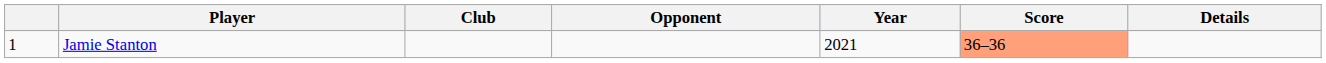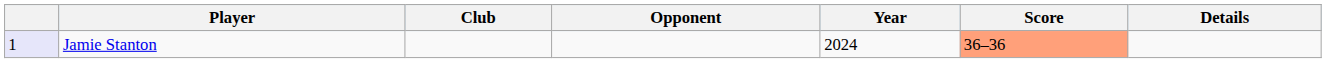(13, 44) no background -> (13, 44) lavender background
(841, 44) 2021 -> (841, 44) 2024
